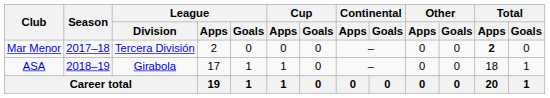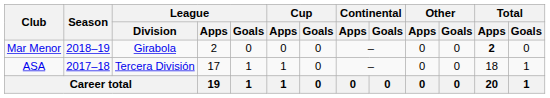(88, 48) 2017–18 -> (88, 48) 2018–19
(155, 48) Tercera División -> (155, 48) Girabola
(88, 66) 2018–19 -> (88, 66) 2017–18
(155, 66) Girabola -> (155, 66) Tercera División
